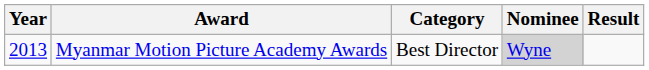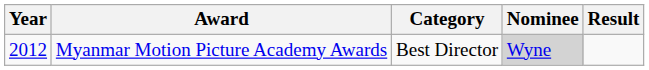(28, 49) 2013 -> (28, 49) 2012
